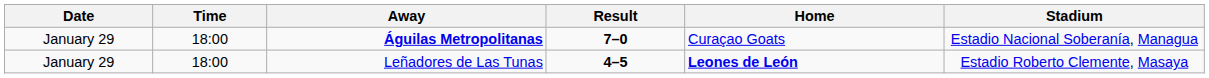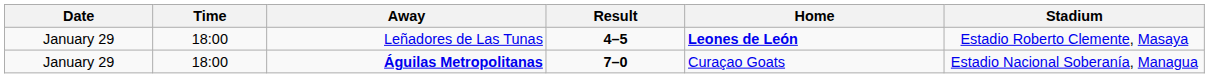rows swapped: (463, 39) <-> (463, 62)
